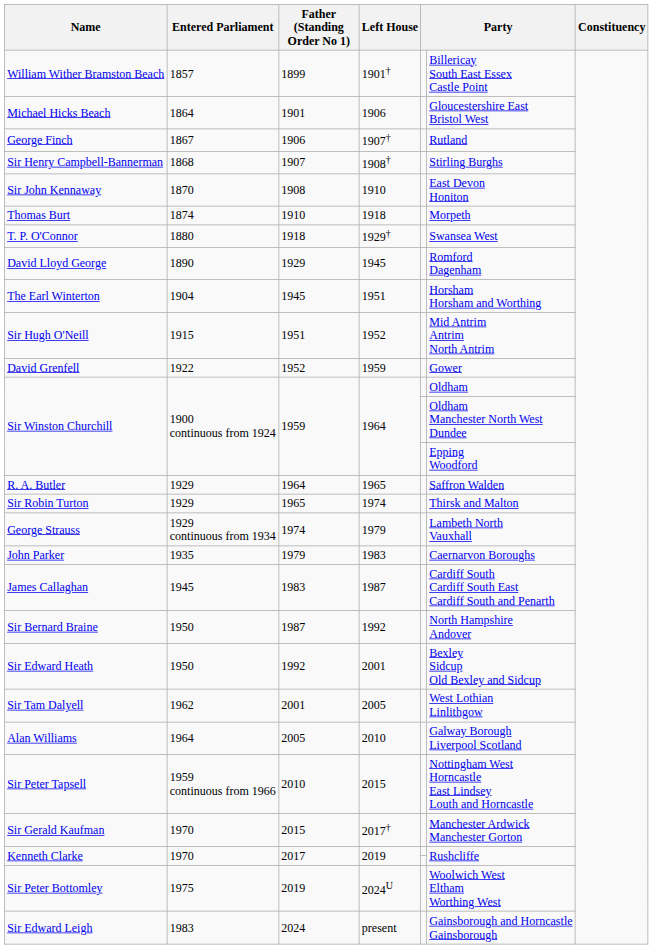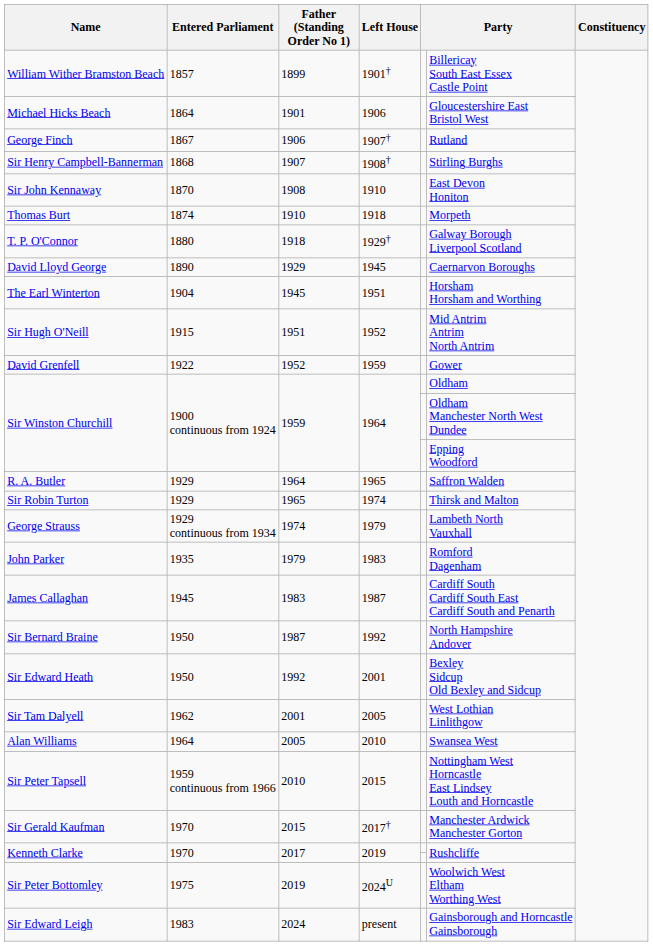(463, 236) Swansea West -> (475, 241) Galway Borough Liverpool Scotland
(455, 263) Romford Dagenham -> (482, 267) Caernarvon Boroughs
(482, 555) Caernarvon Boroughs -> (455, 558) Romford Dagenham
(475, 738) Galway Borough Liverpool Scotland -> (463, 741) Swansea West
